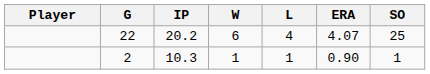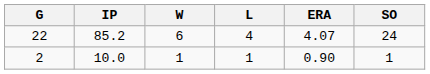- column: (52, 15)
(181, 37) 20.2 -> (109, 37) 85.2
(397, 37) 25 -> (389, 37) 24
(181, 58) 10.3 -> (109, 58) 10.0
